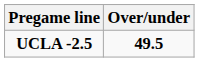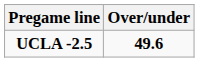(149, 43) 49.5 -> (149, 43) 49.6
